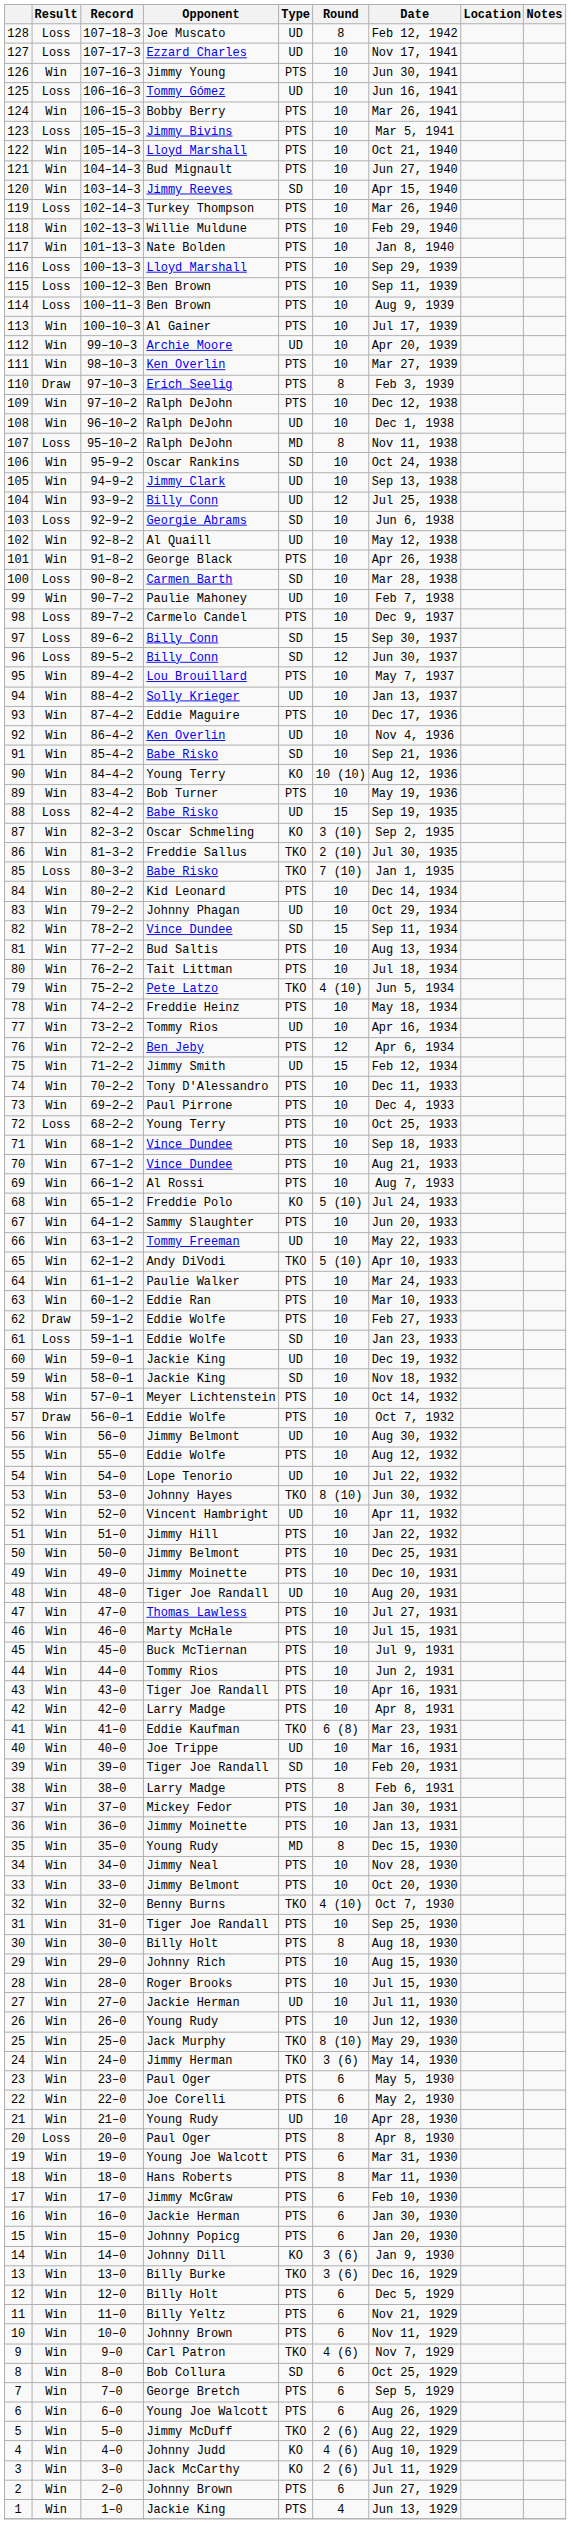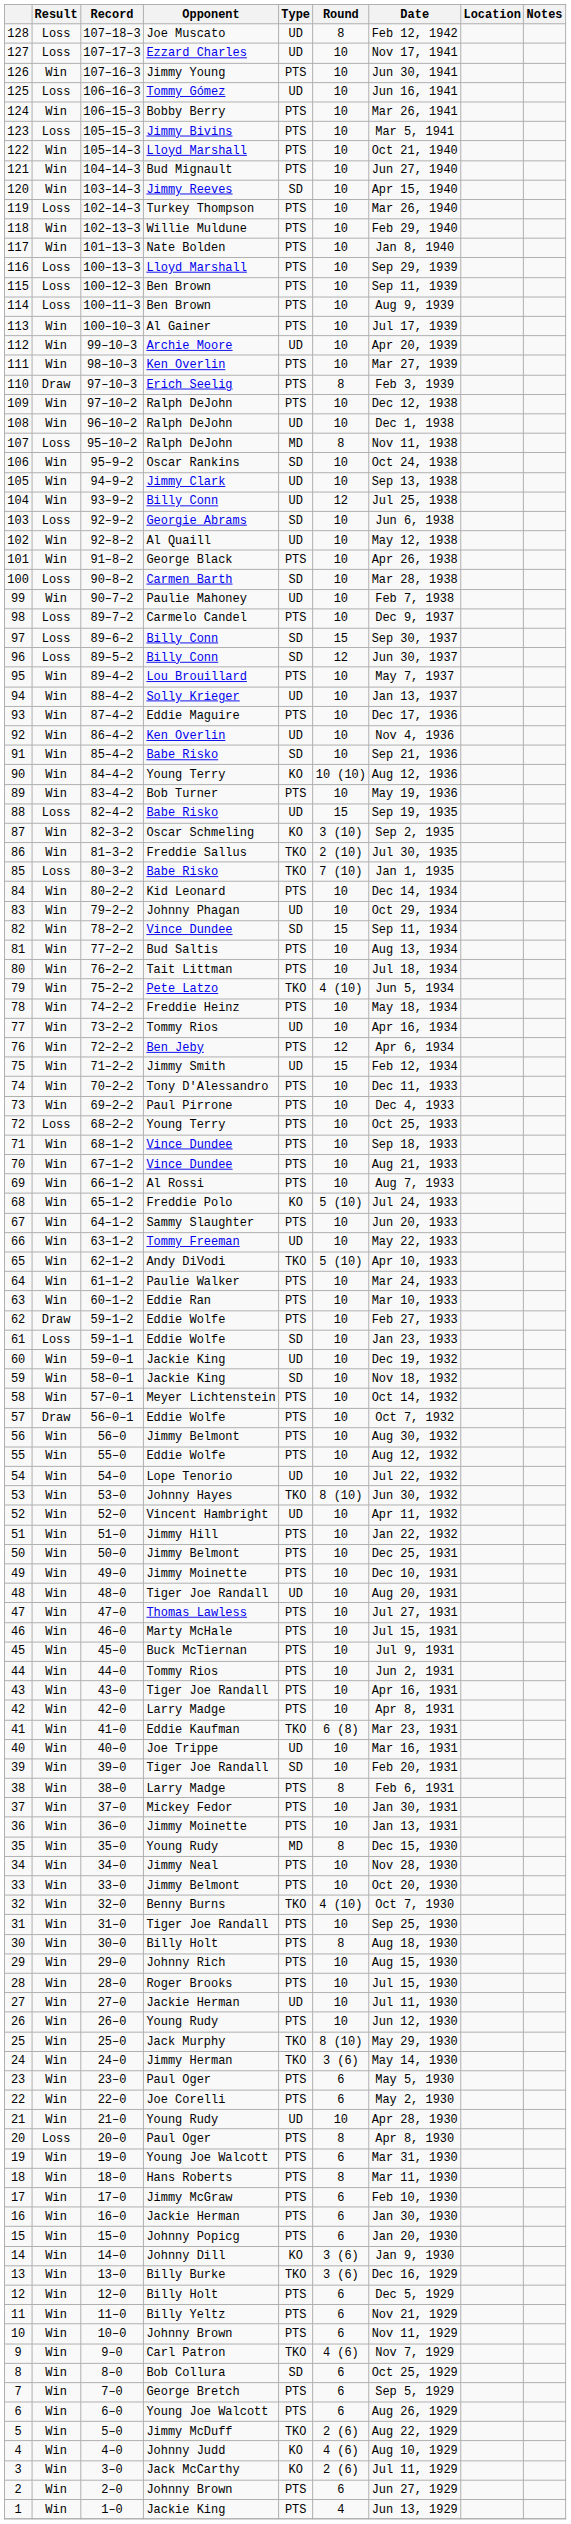(296, 1437) UD -> (296, 1437) PTS
